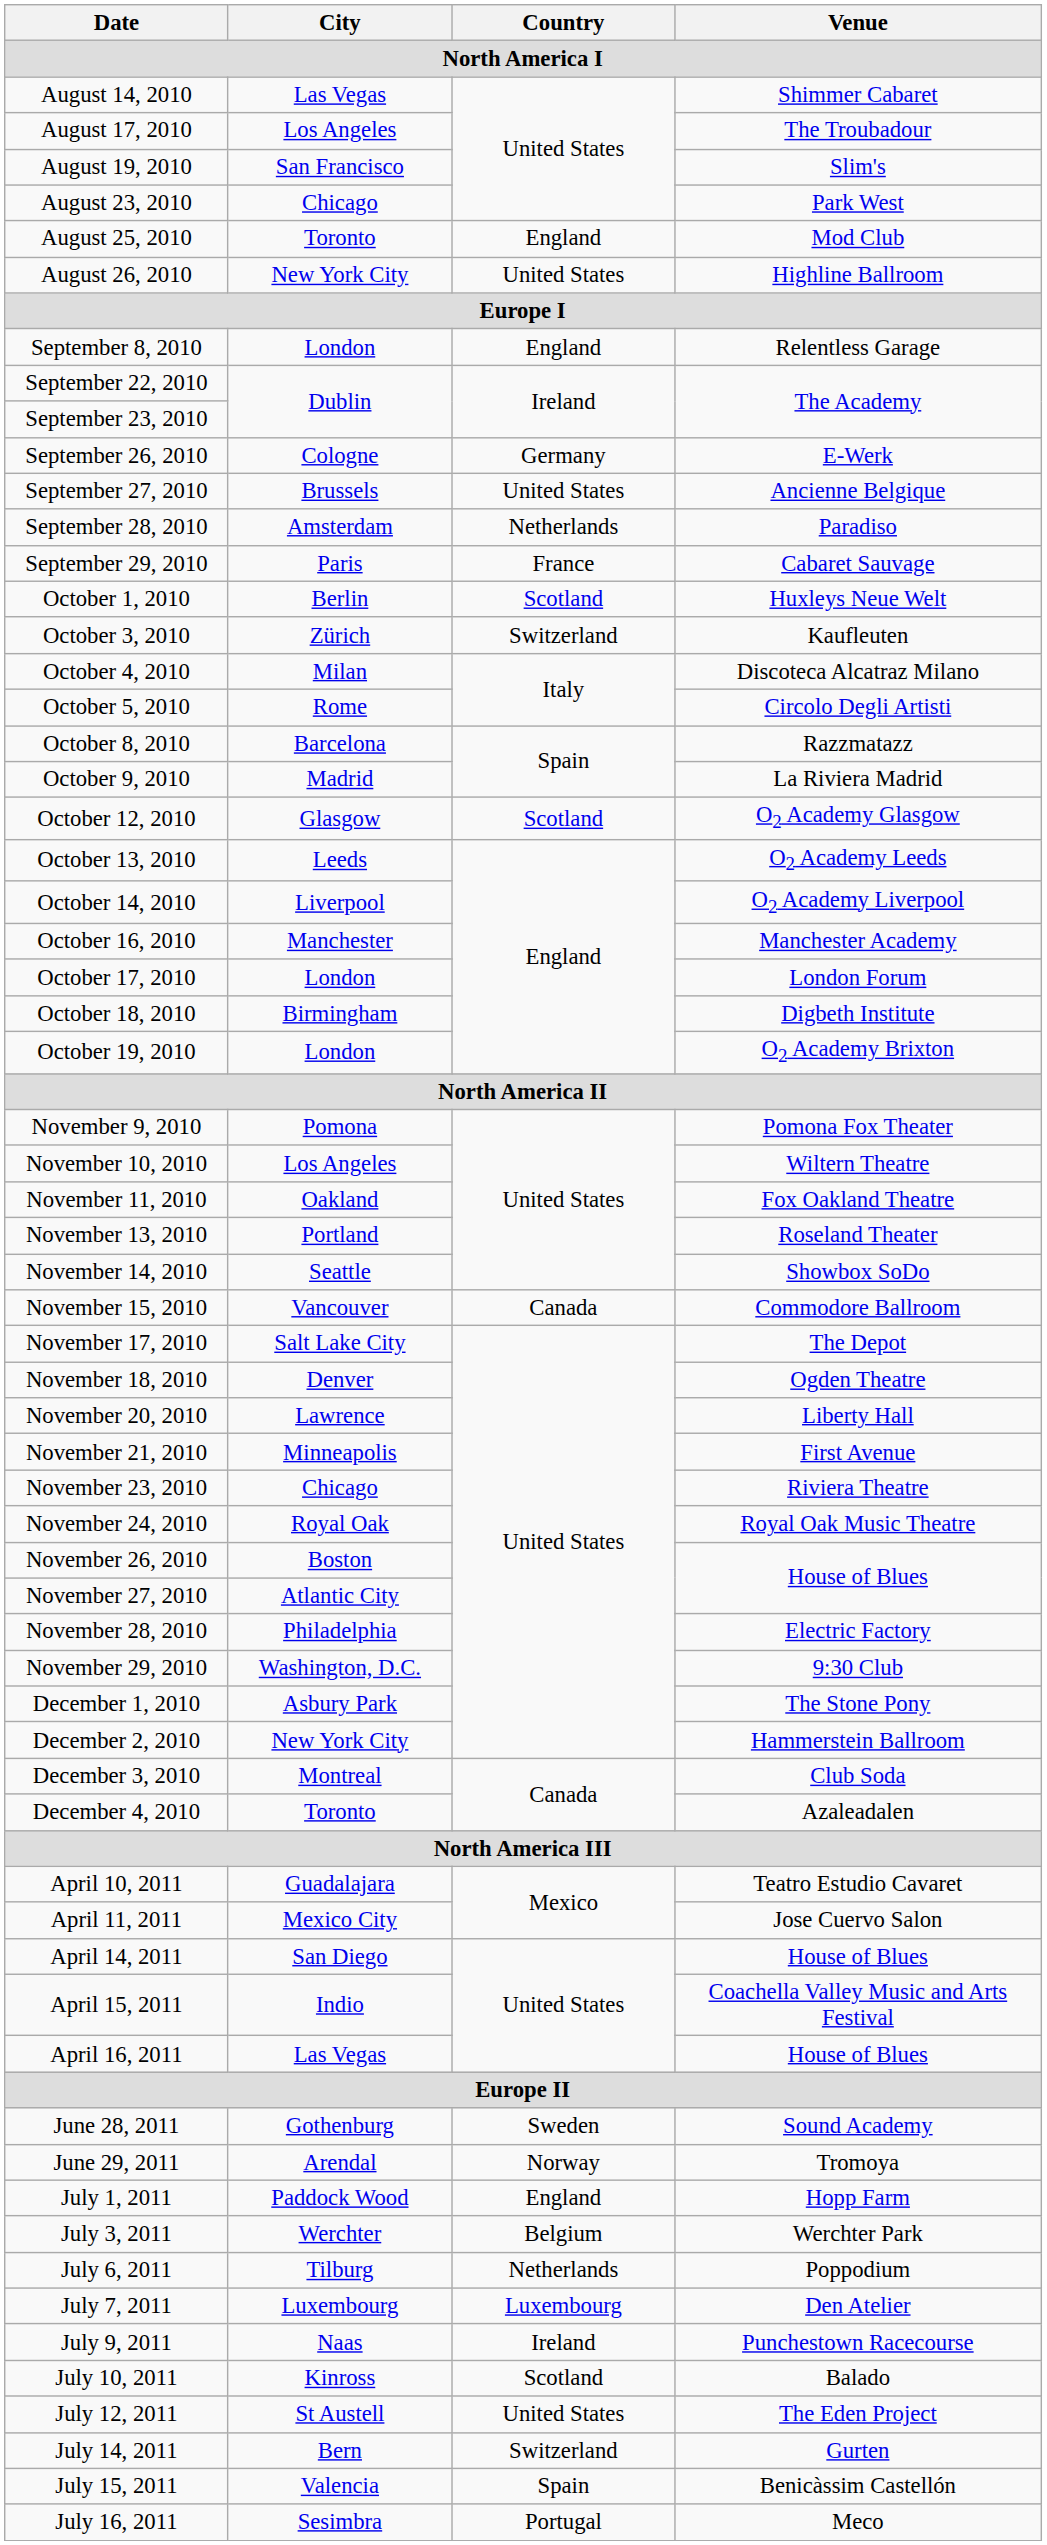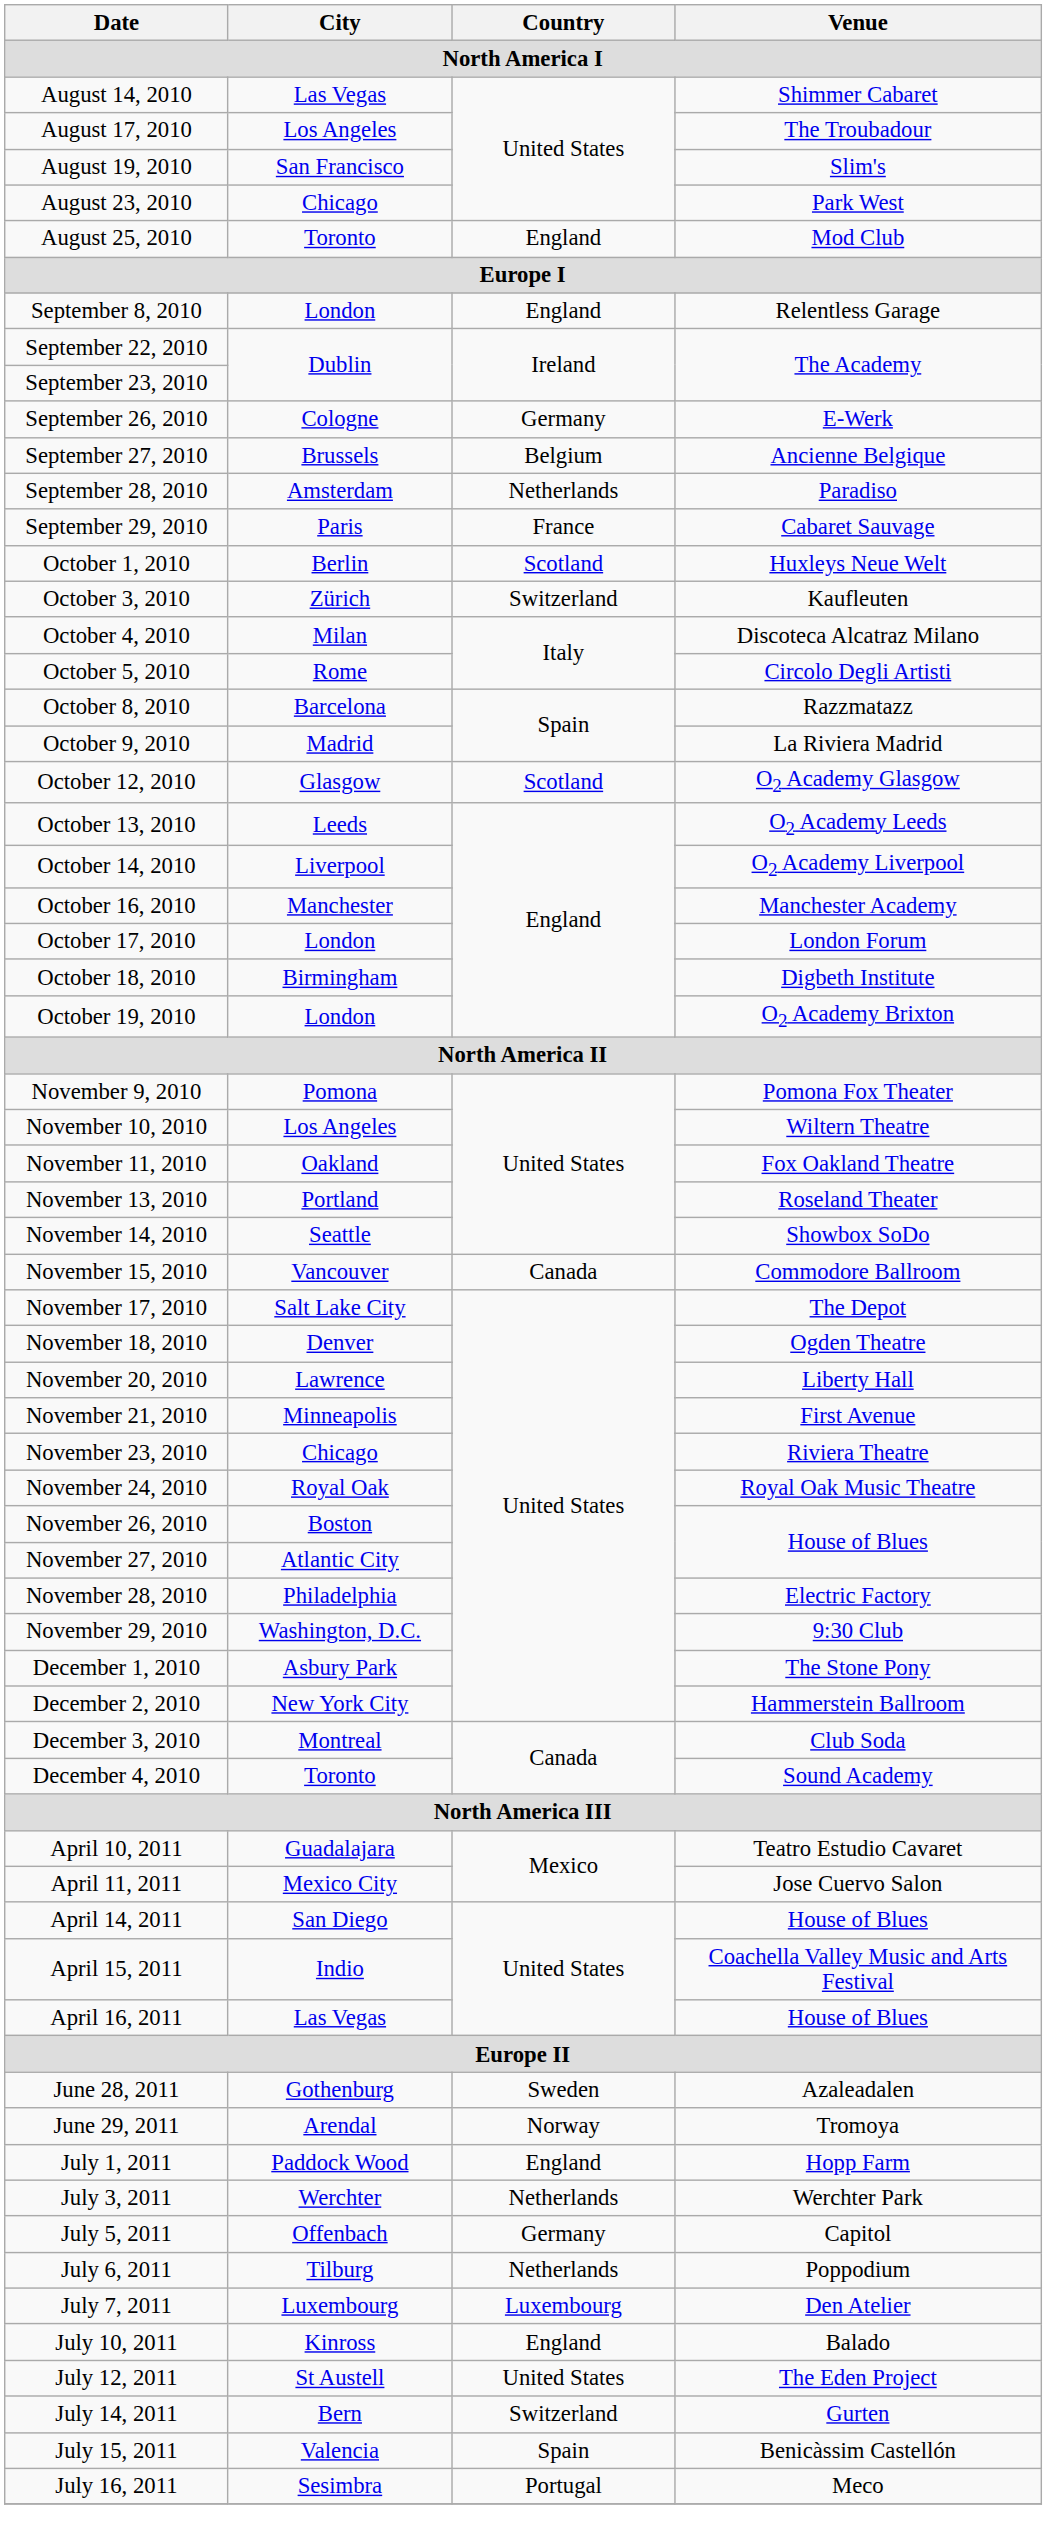- row: (116, 274)
(563, 490) United States -> (563, 454) Belgium
(858, 1811) Azaleadalen -> (858, 1775) Sound Academy
(858, 2125) Sound Academy -> (858, 2089) Azaleadalen
(563, 2233) Belgium -> (563, 2197) Netherlands
+ row: (116, 2233)
- row: (116, 2341)
(563, 2377) Scotland -> (563, 2341) England
